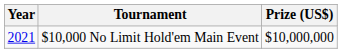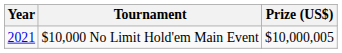(299, 37) $10,000,000 -> (299, 37) $10,000,005
